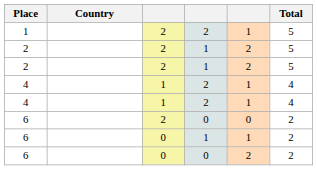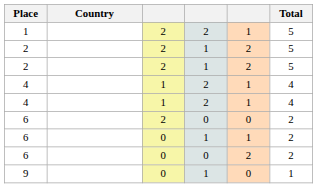+ row: (26, 174)
